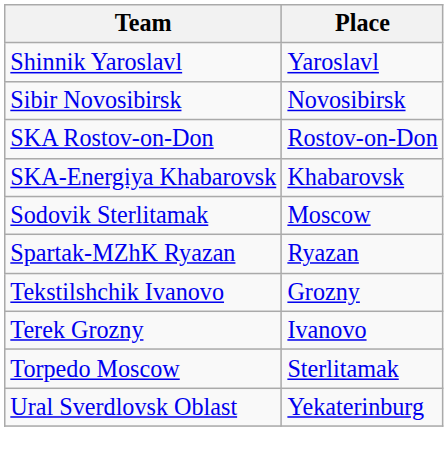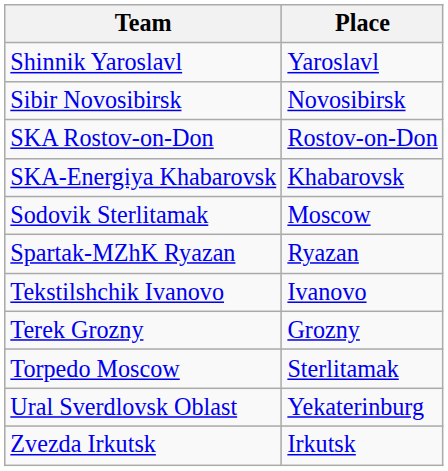(324, 291) Grozny -> (327, 291) Ivanovo
(327, 330) Ivanovo -> (324, 330) Grozny
+ row: (83, 445)
